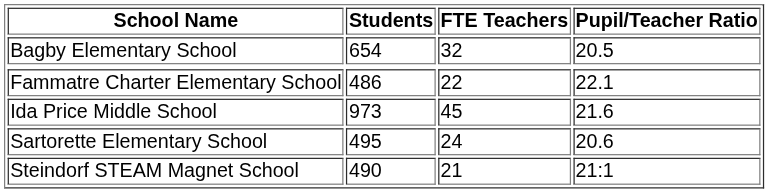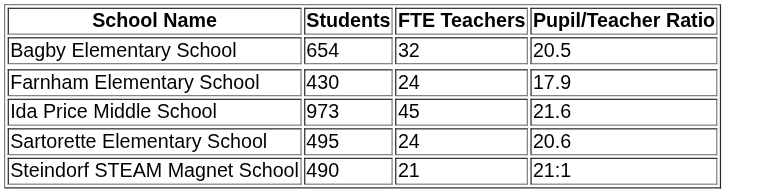- row: (176, 82)
+ row: (135, 82)
